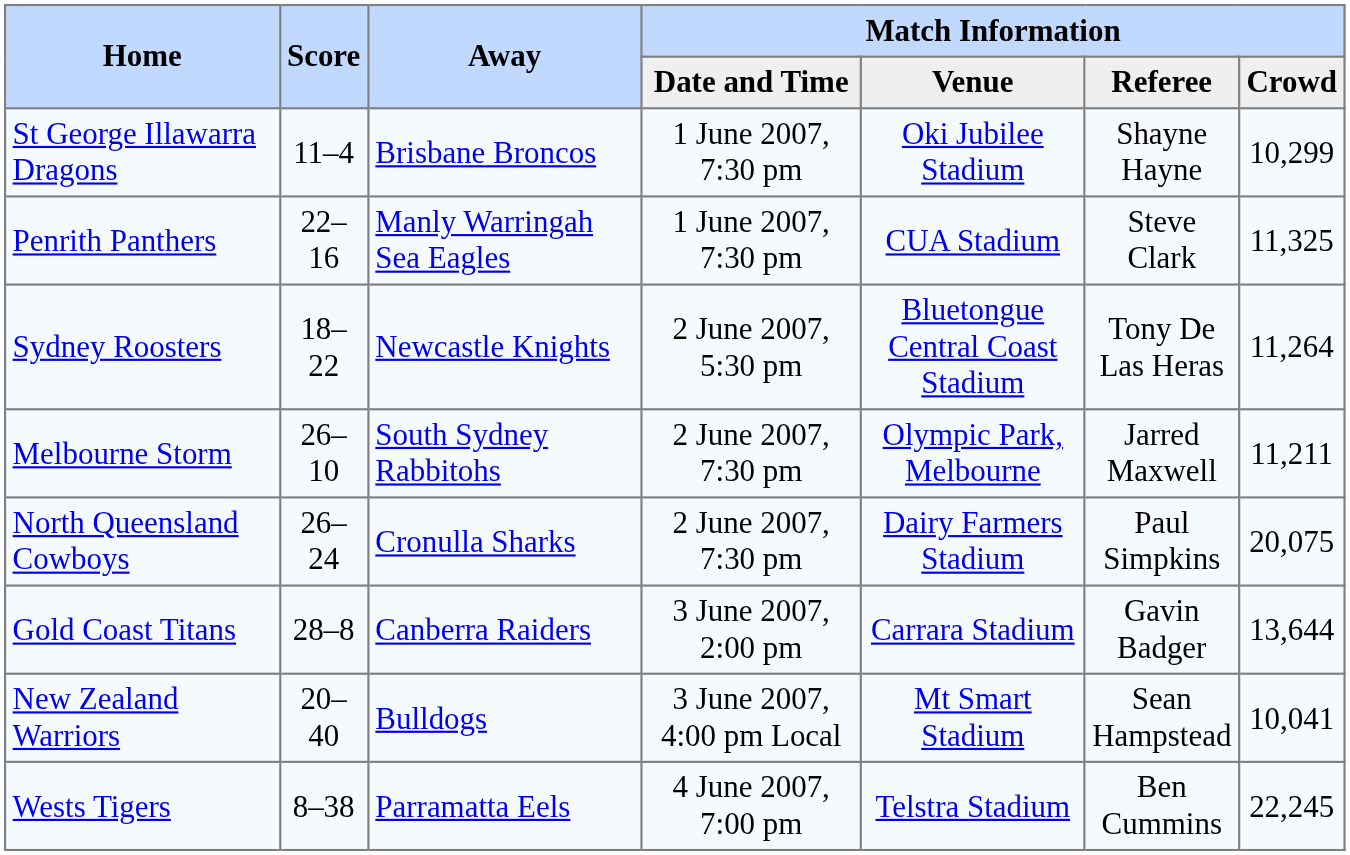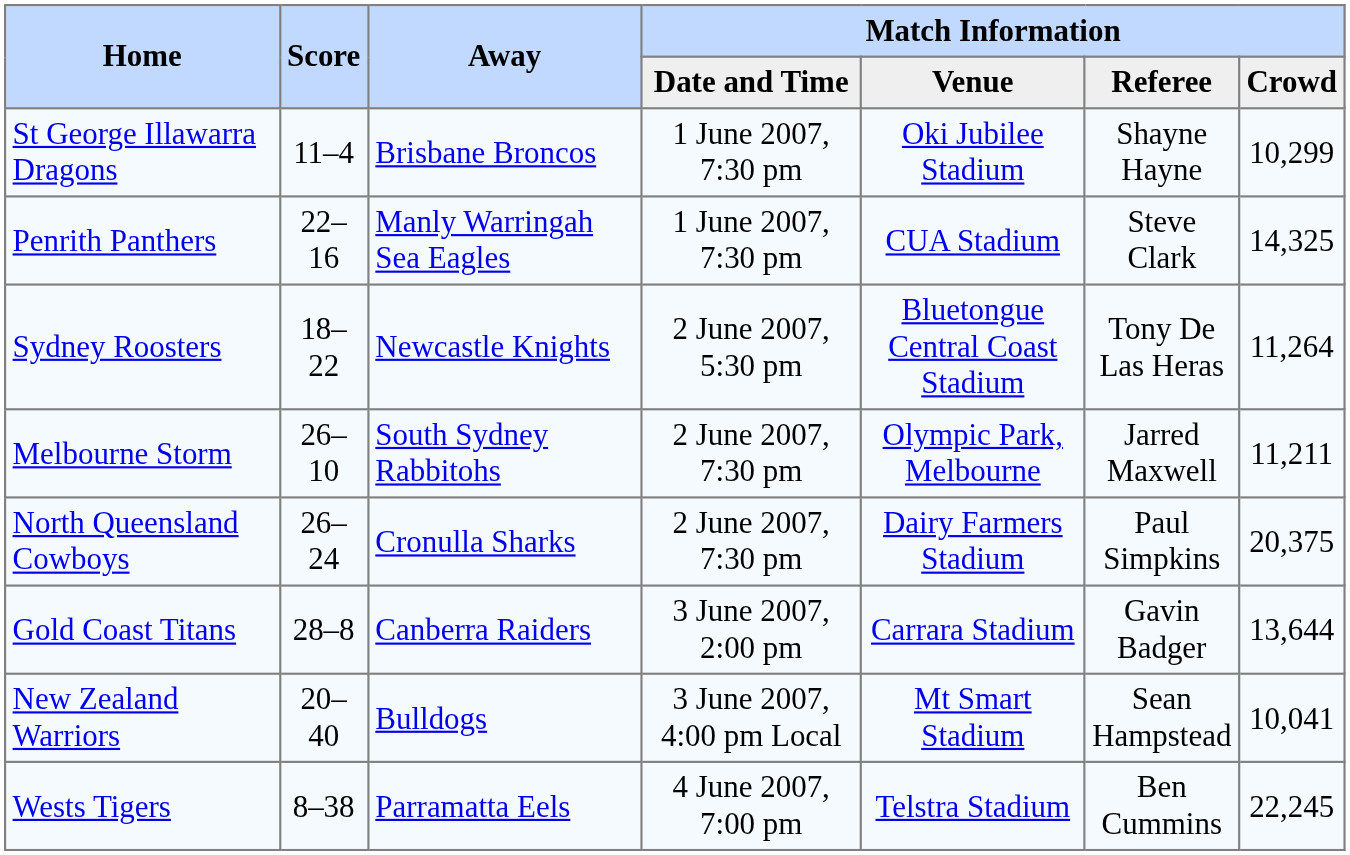(1292, 239) 11,325 -> (1292, 239) 14,325
(1292, 540) 20,075 -> (1292, 540) 20,375
